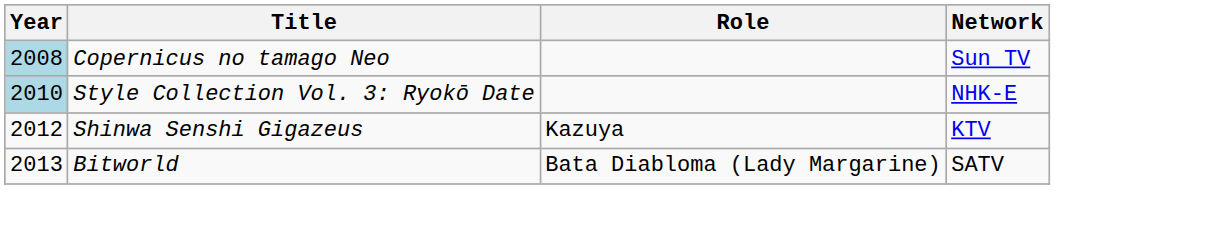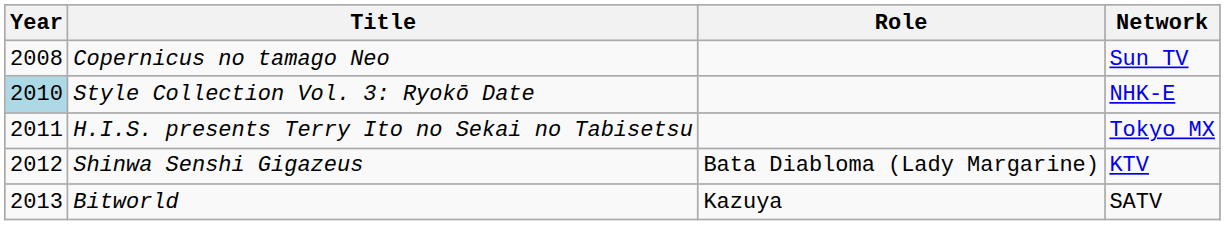(36, 59) lightblue background -> (36, 59) no background
+ row: (383, 130)
(585, 130) Kazuya -> (901, 166) Bata Diabloma (Lady Margarine)
(743, 166) Bata Diabloma (Lady Margarine) -> (743, 202) Kazuya
